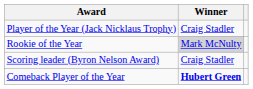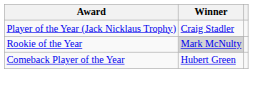- row: (83, 60)
(211, 76) bold -> (208, 60) normal
